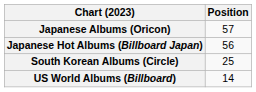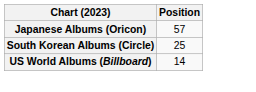- row: (105, 45)
